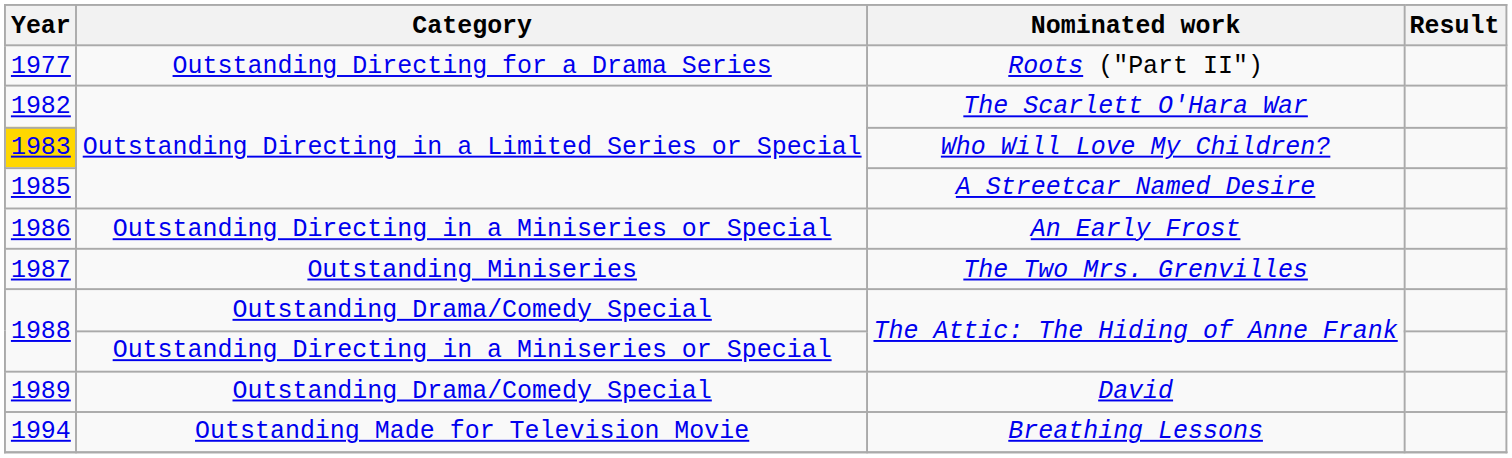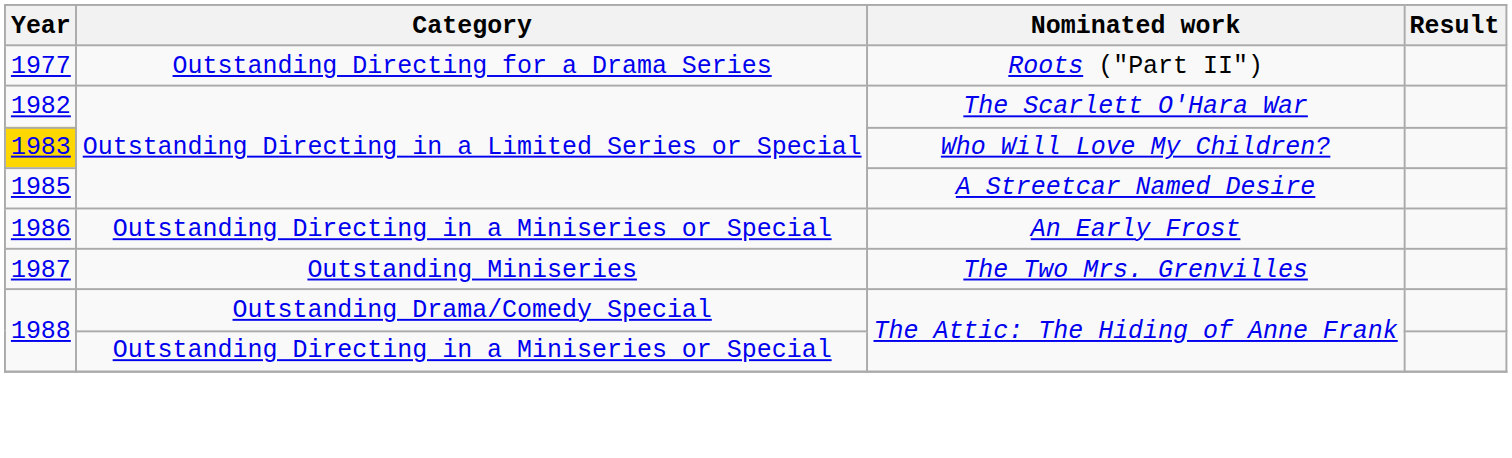- row: (472, 391)
- row: (472, 432)
